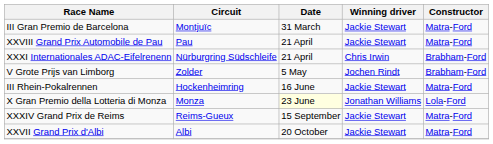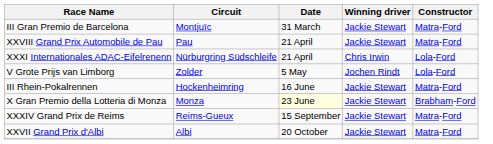(456, 57) Brabham-Ford -> (435, 57) Lola-Ford
(456, 72) Brabham-Ford -> (435, 72) Lola-Ford
(383, 101) Jonathan Williams -> (375, 101) Jackie Stewart
(446, 101) Lola-Ford -> (445, 101) Brabham-Ford
